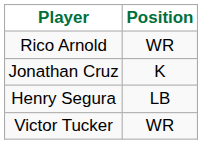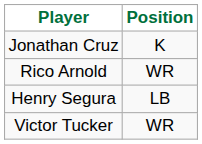rows swapped: (64, 44) <-> (64, 71)
